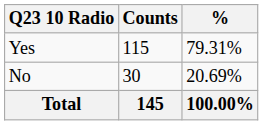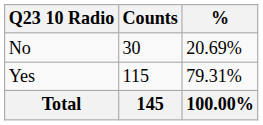rows swapped: (22, 47) <-> (20, 76)
